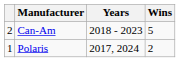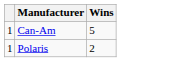- column: (116, 13)
(10, 30) 2 -> (10, 30) 1
